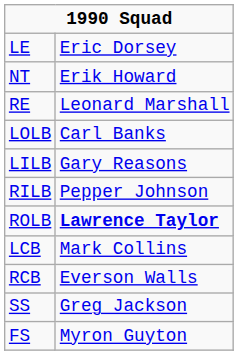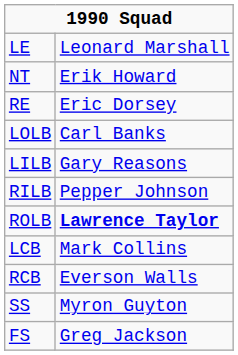(118, 48) Eric Dorsey -> (145, 48) Leonard Marshall
(145, 106) Leonard Marshall -> (118, 106) Eric Dorsey
(123, 307) Greg Jackson -> (123, 307) Myron Guyton
(123, 336) Myron Guyton -> (123, 336) Greg Jackson
